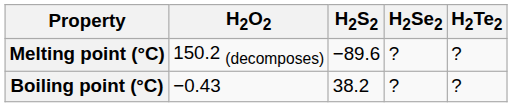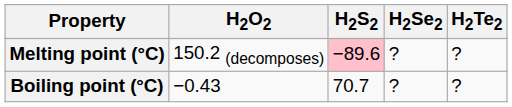(356, 54) no background -> (356, 54) pink background
(351, 86) 38.2 -> (351, 86) 70.7
